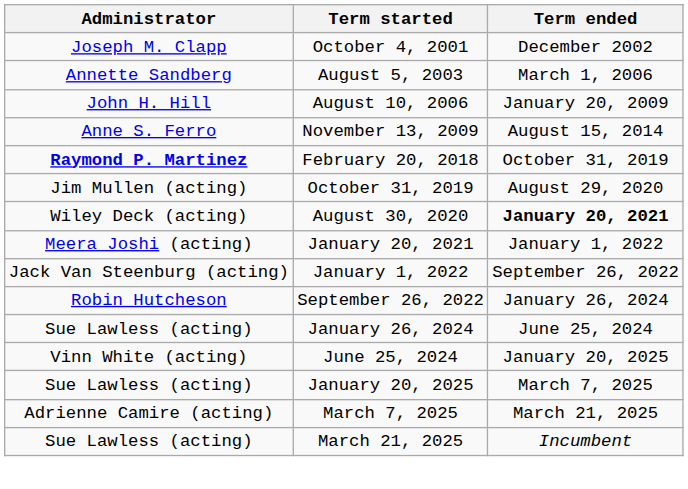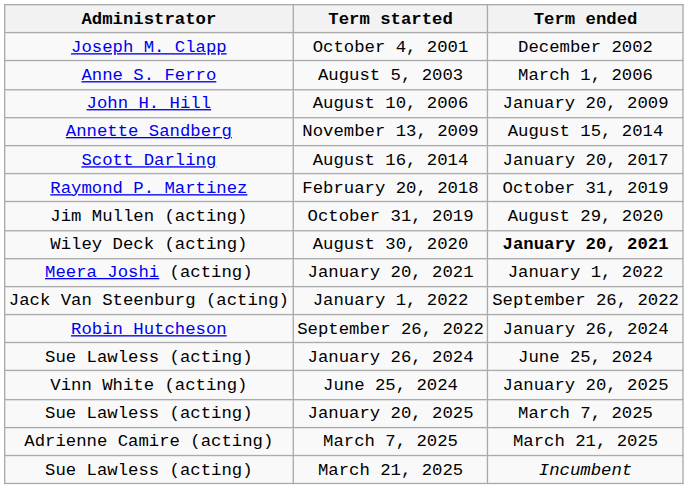(149, 75) Annette Sandberg -> (149, 75) Anne S. Ferro
(149, 131) Anne S. Ferro -> (149, 131) Annette Sandberg
+ row: (391, 160)
(149, 160) bold -> (149, 188) normal
